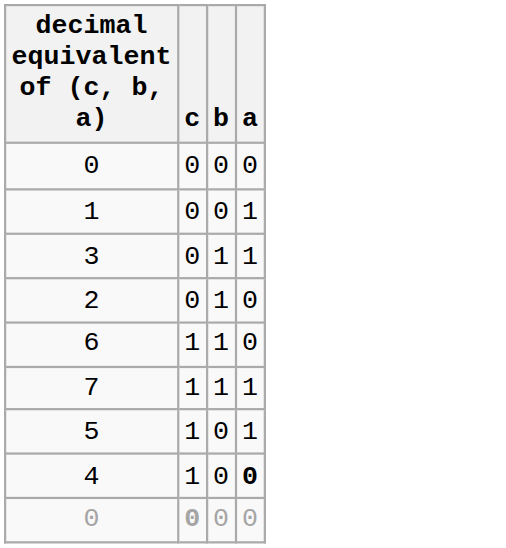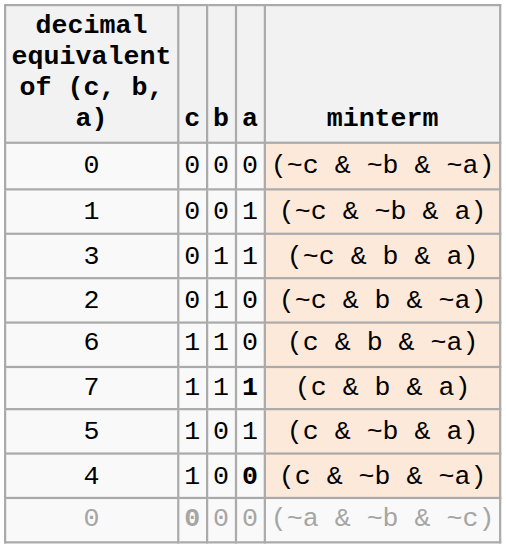+ column: (383, 120)
(250, 388) normal -> (250, 388) bold
